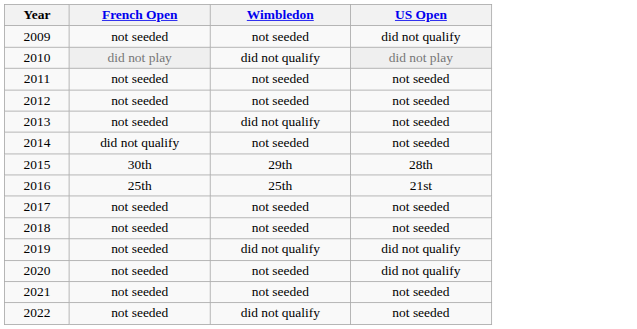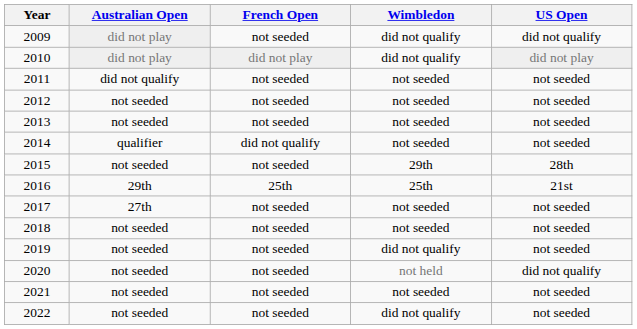+ column: (140, 15)
(280, 36) not seeded -> (421, 36) did not qualify
(280, 121) did not qualify -> (421, 121) not seeded
(140, 164) 30th -> (280, 164) not seeded
(421, 249) did not qualify -> (561, 249) not seeded
(280, 270) not seeded -> (421, 270) not held
